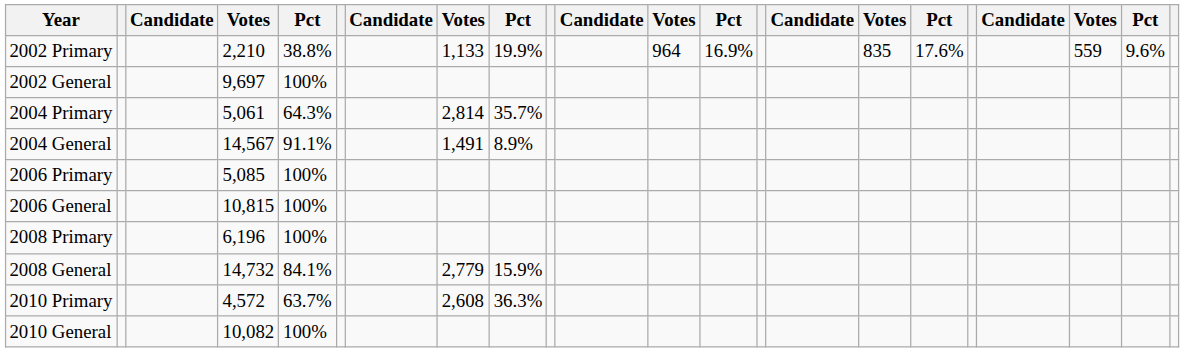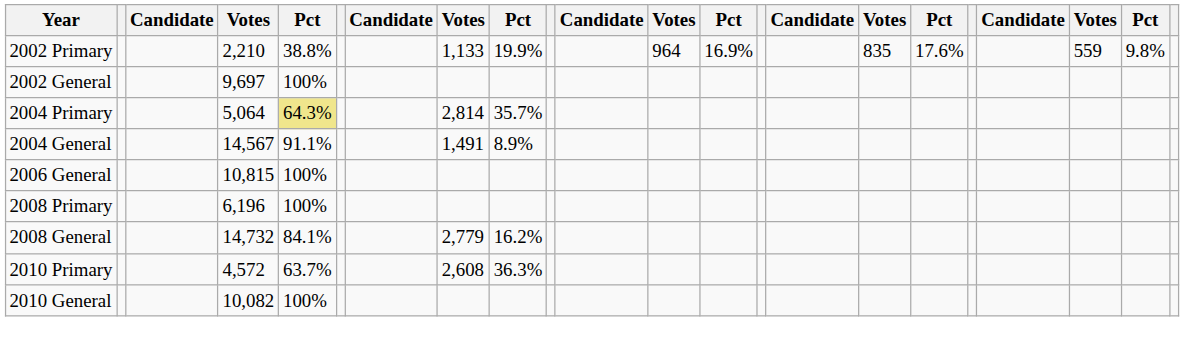(1145, 51) 9.6% -> (1145, 51) 9.8%
(244, 113) 5,061 -> (244, 113) 5,064
(307, 113) no background -> (307, 113) khaki background
- row: (61, 175)
(518, 268) 15.9% -> (518, 237) 16.2%
